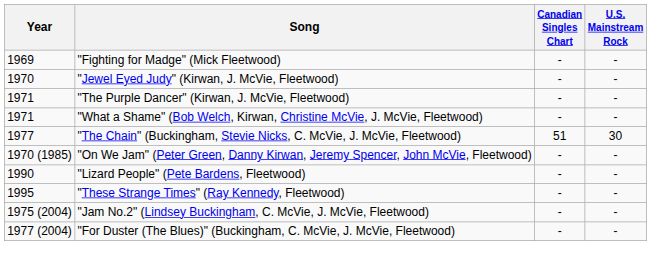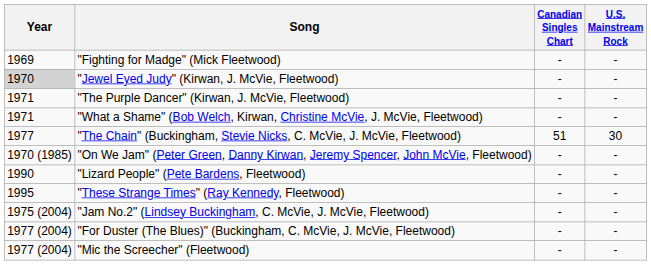(20, 79) no background -> (20, 79) lightgrey background
+ row: (163, 250)
